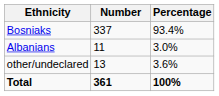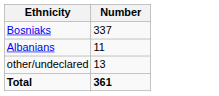- column: (182, 13)
